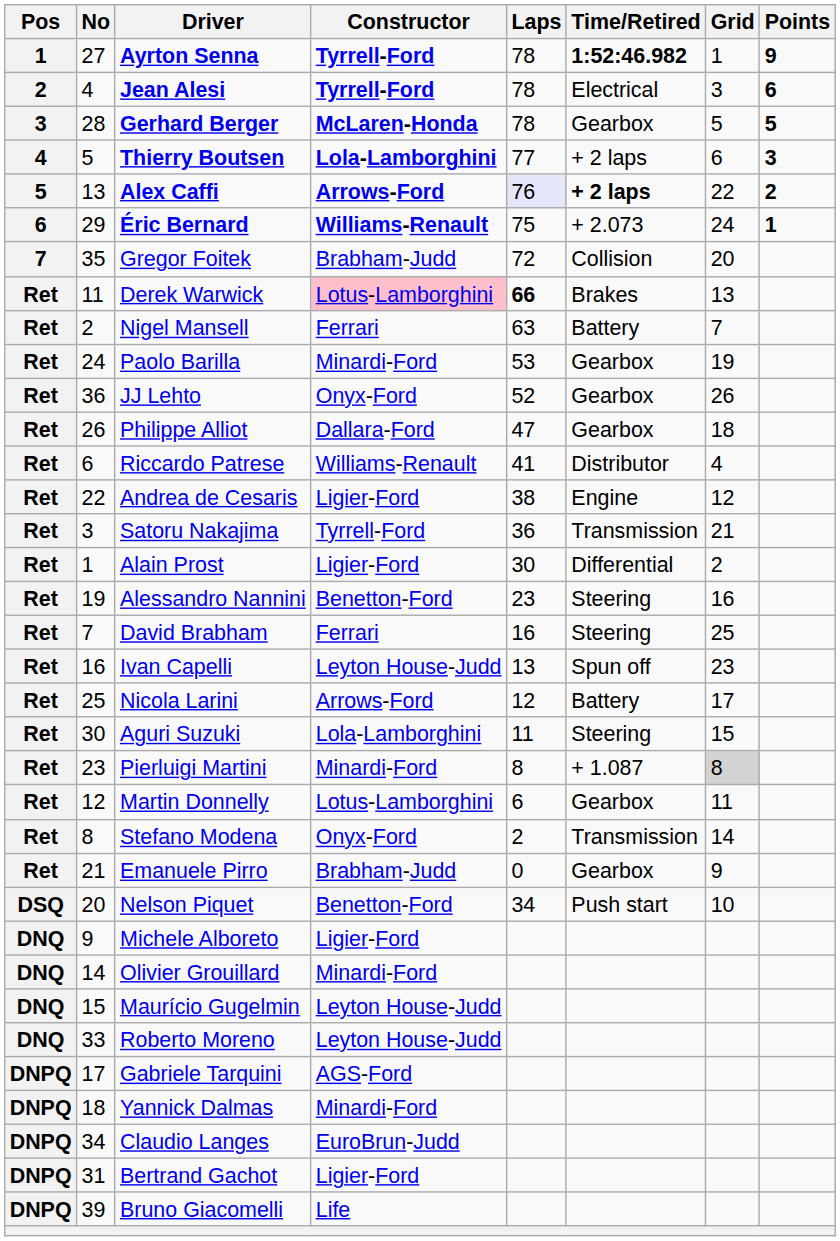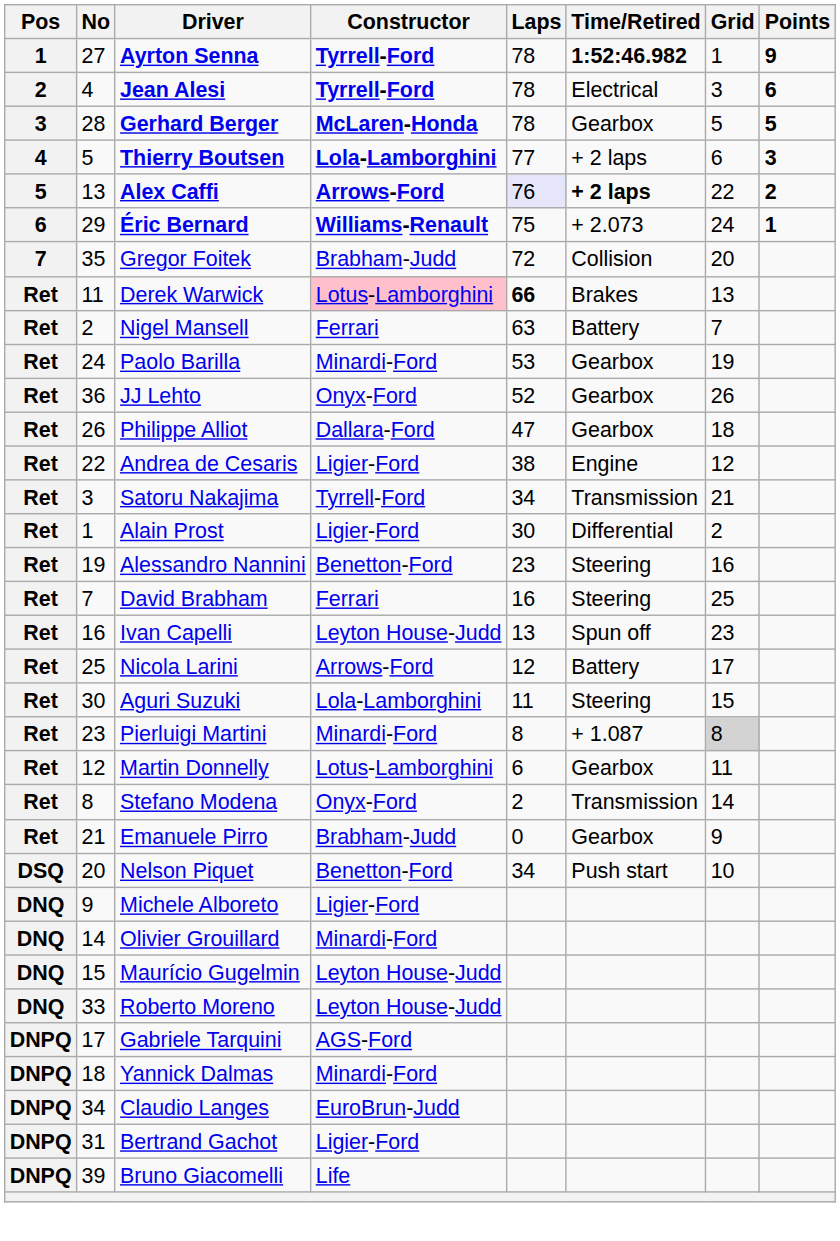- row: (202, 463)
(523, 531) 36 -> (523, 497) 34
